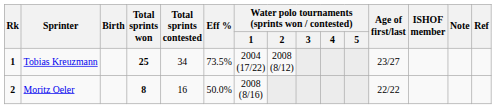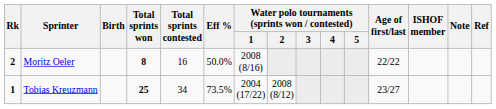rows swapped: (61, 61) <-> (49, 89)
